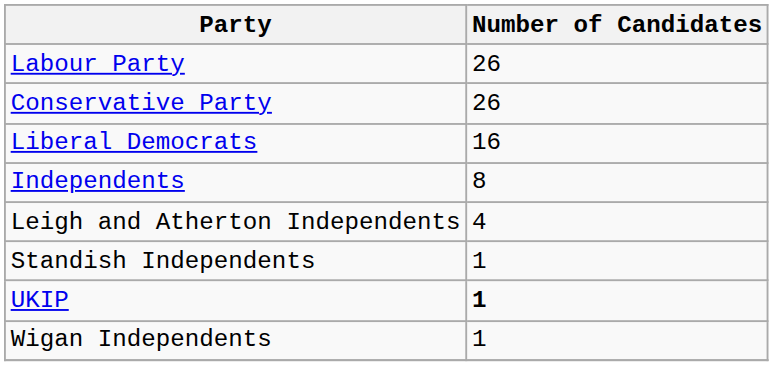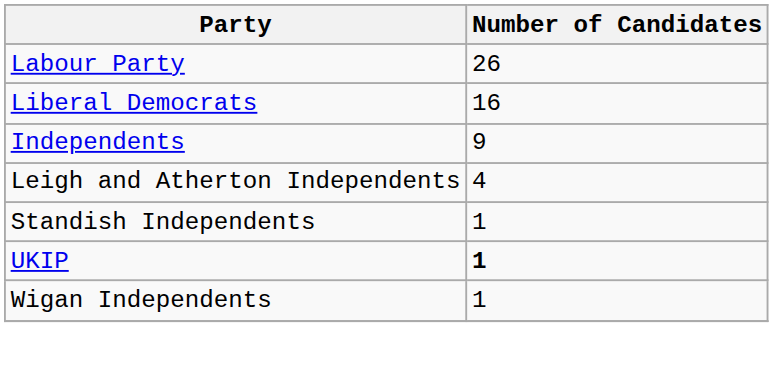- row: (141, 103)
(479, 182) 8 -> (479, 143) 9
